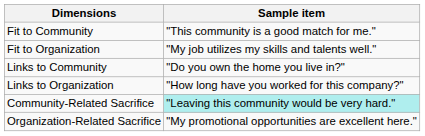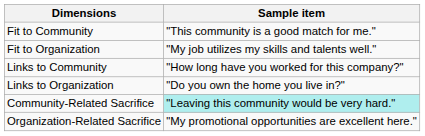(256, 67) "Do you own the home you live in?" -> (285, 67) "How long have you worked for this company?"
(285, 85) "How long have you worked for this company?" -> (256, 85) "Do you own the home you live in?"
